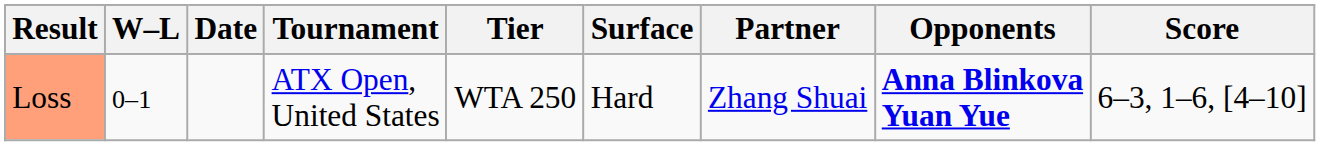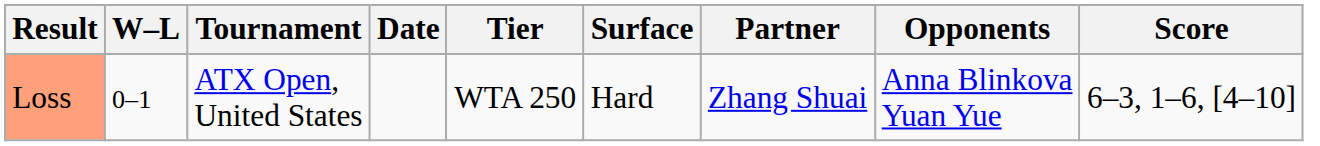columns swapped: (226, 29) <-> (356, 29)
(982, 96) bold -> (977, 96) normal
